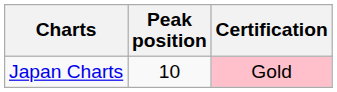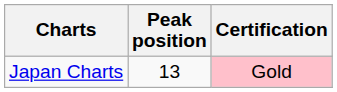(169, 71) 10 -> (169, 71) 13
